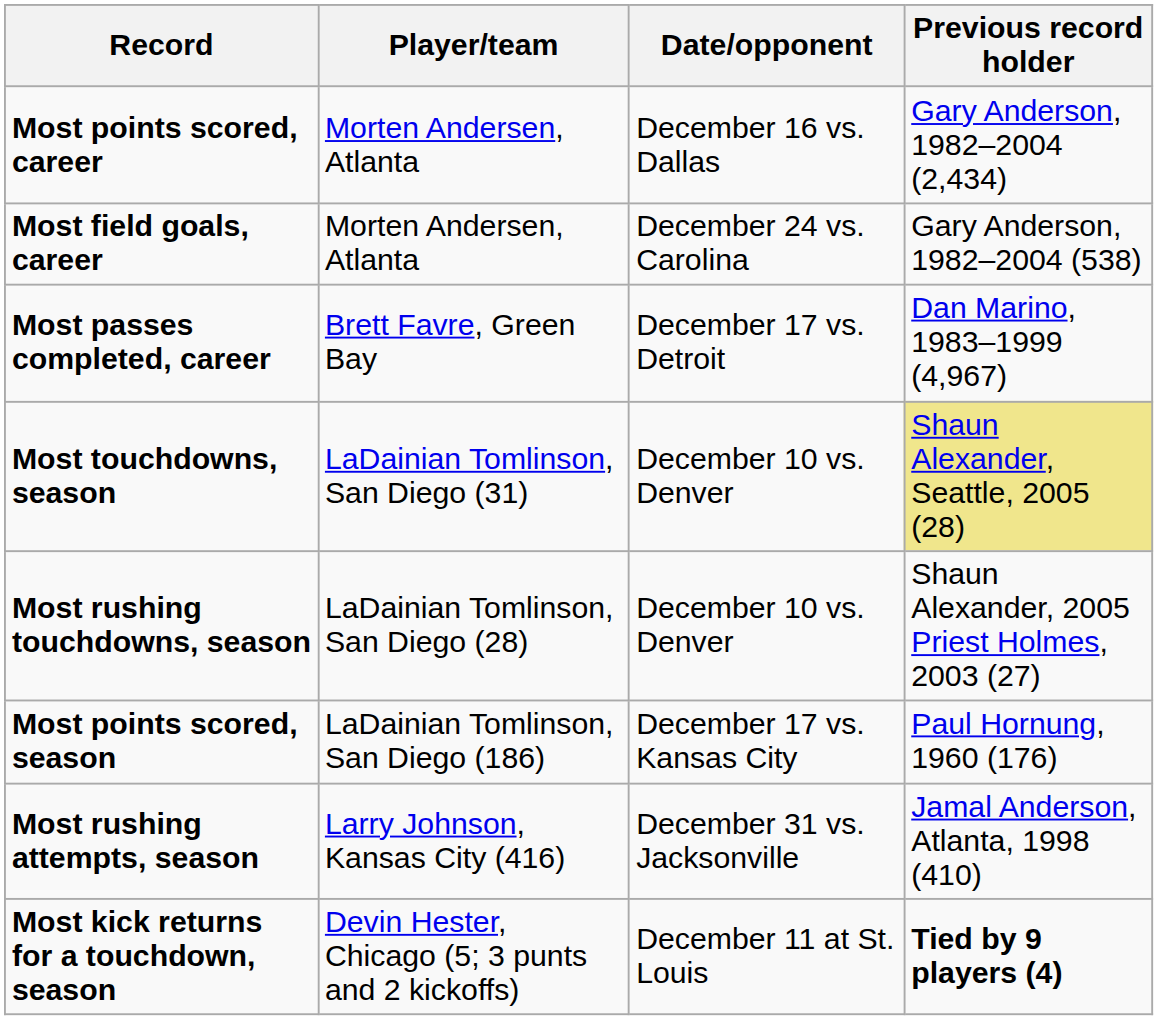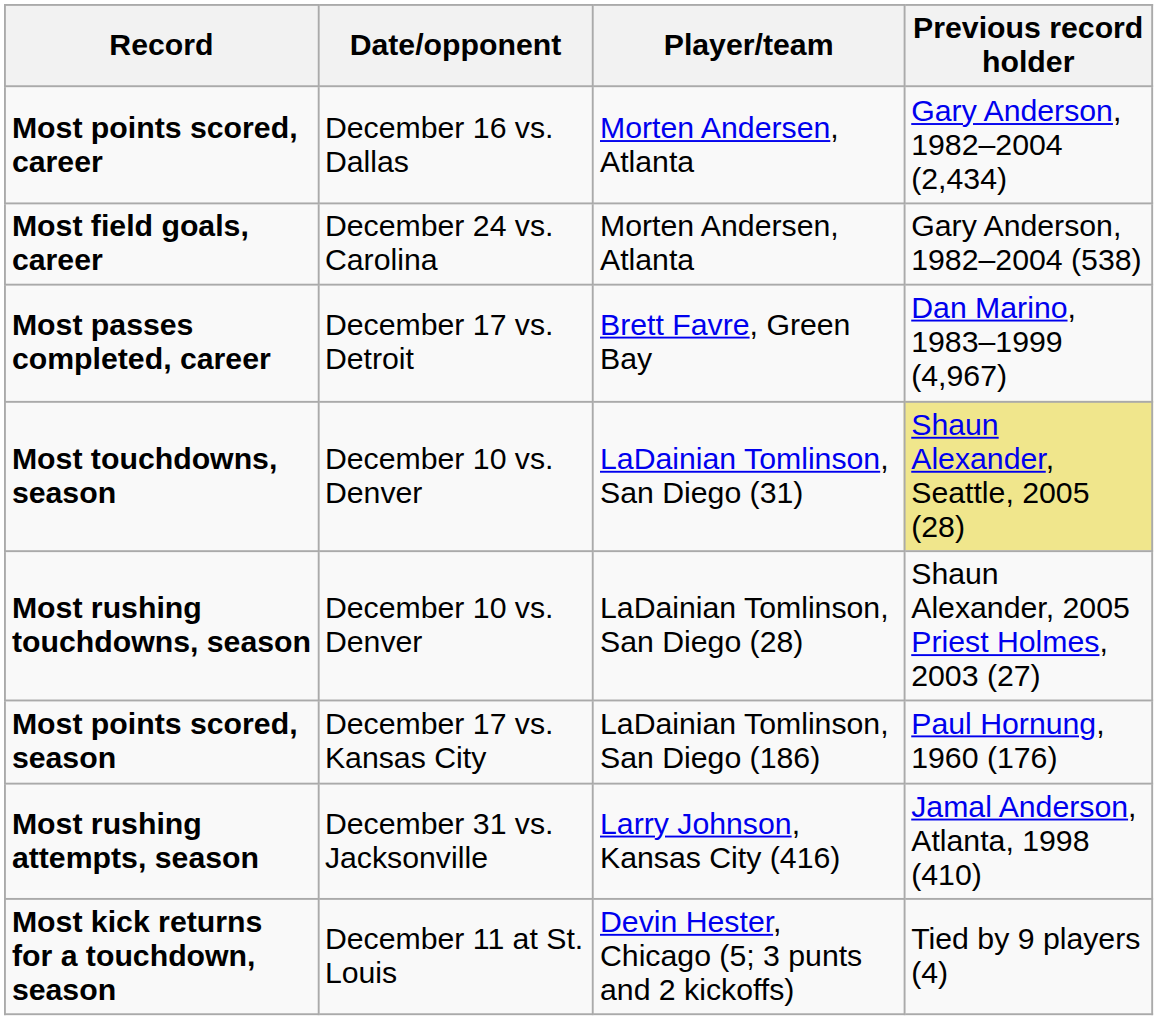columns swapped: (474, 45) <-> (767, 45)
(987, 956) bold -> (1026, 956) normal
